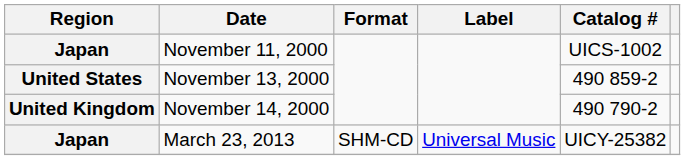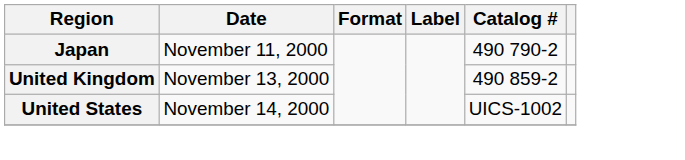(615, 49) UICS-1002 -> (515, 49) 490 790-2
(82, 79) United States -> (82, 79) United Kingdom
(82, 109) United Kingdom -> (82, 109) United States
(615, 109) 490 790-2 -> (515, 109) UICS-1002
- row: (229, 139)
